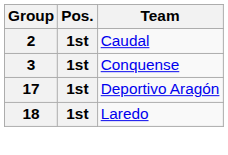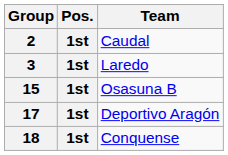(140, 65) Conquense -> (125, 65) Laredo
+ row: (31, 89)
(125, 114) Laredo -> (140, 138) Conquense
